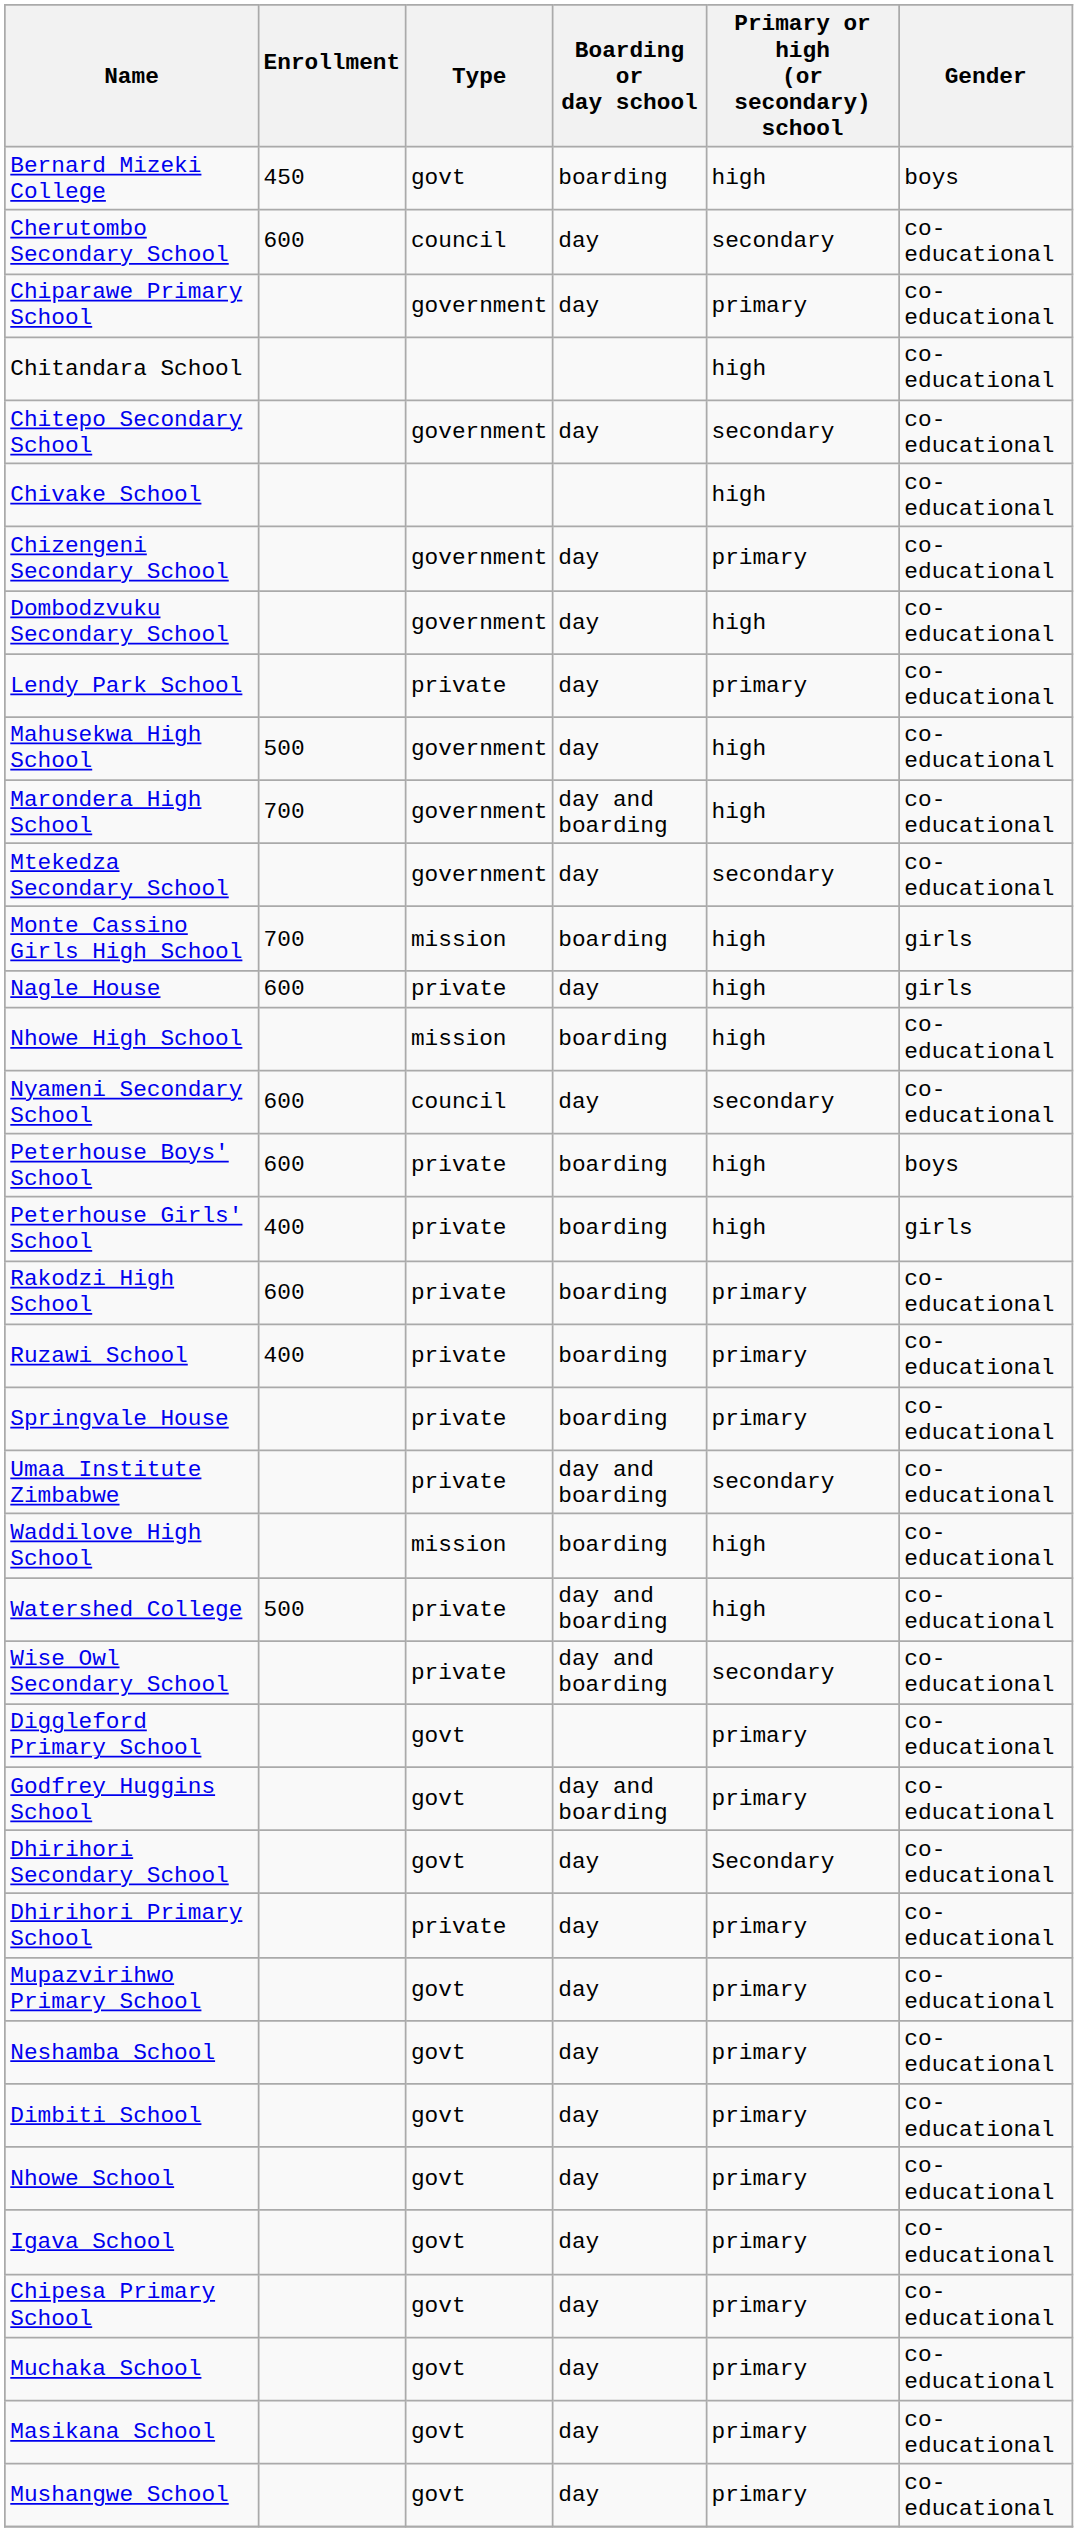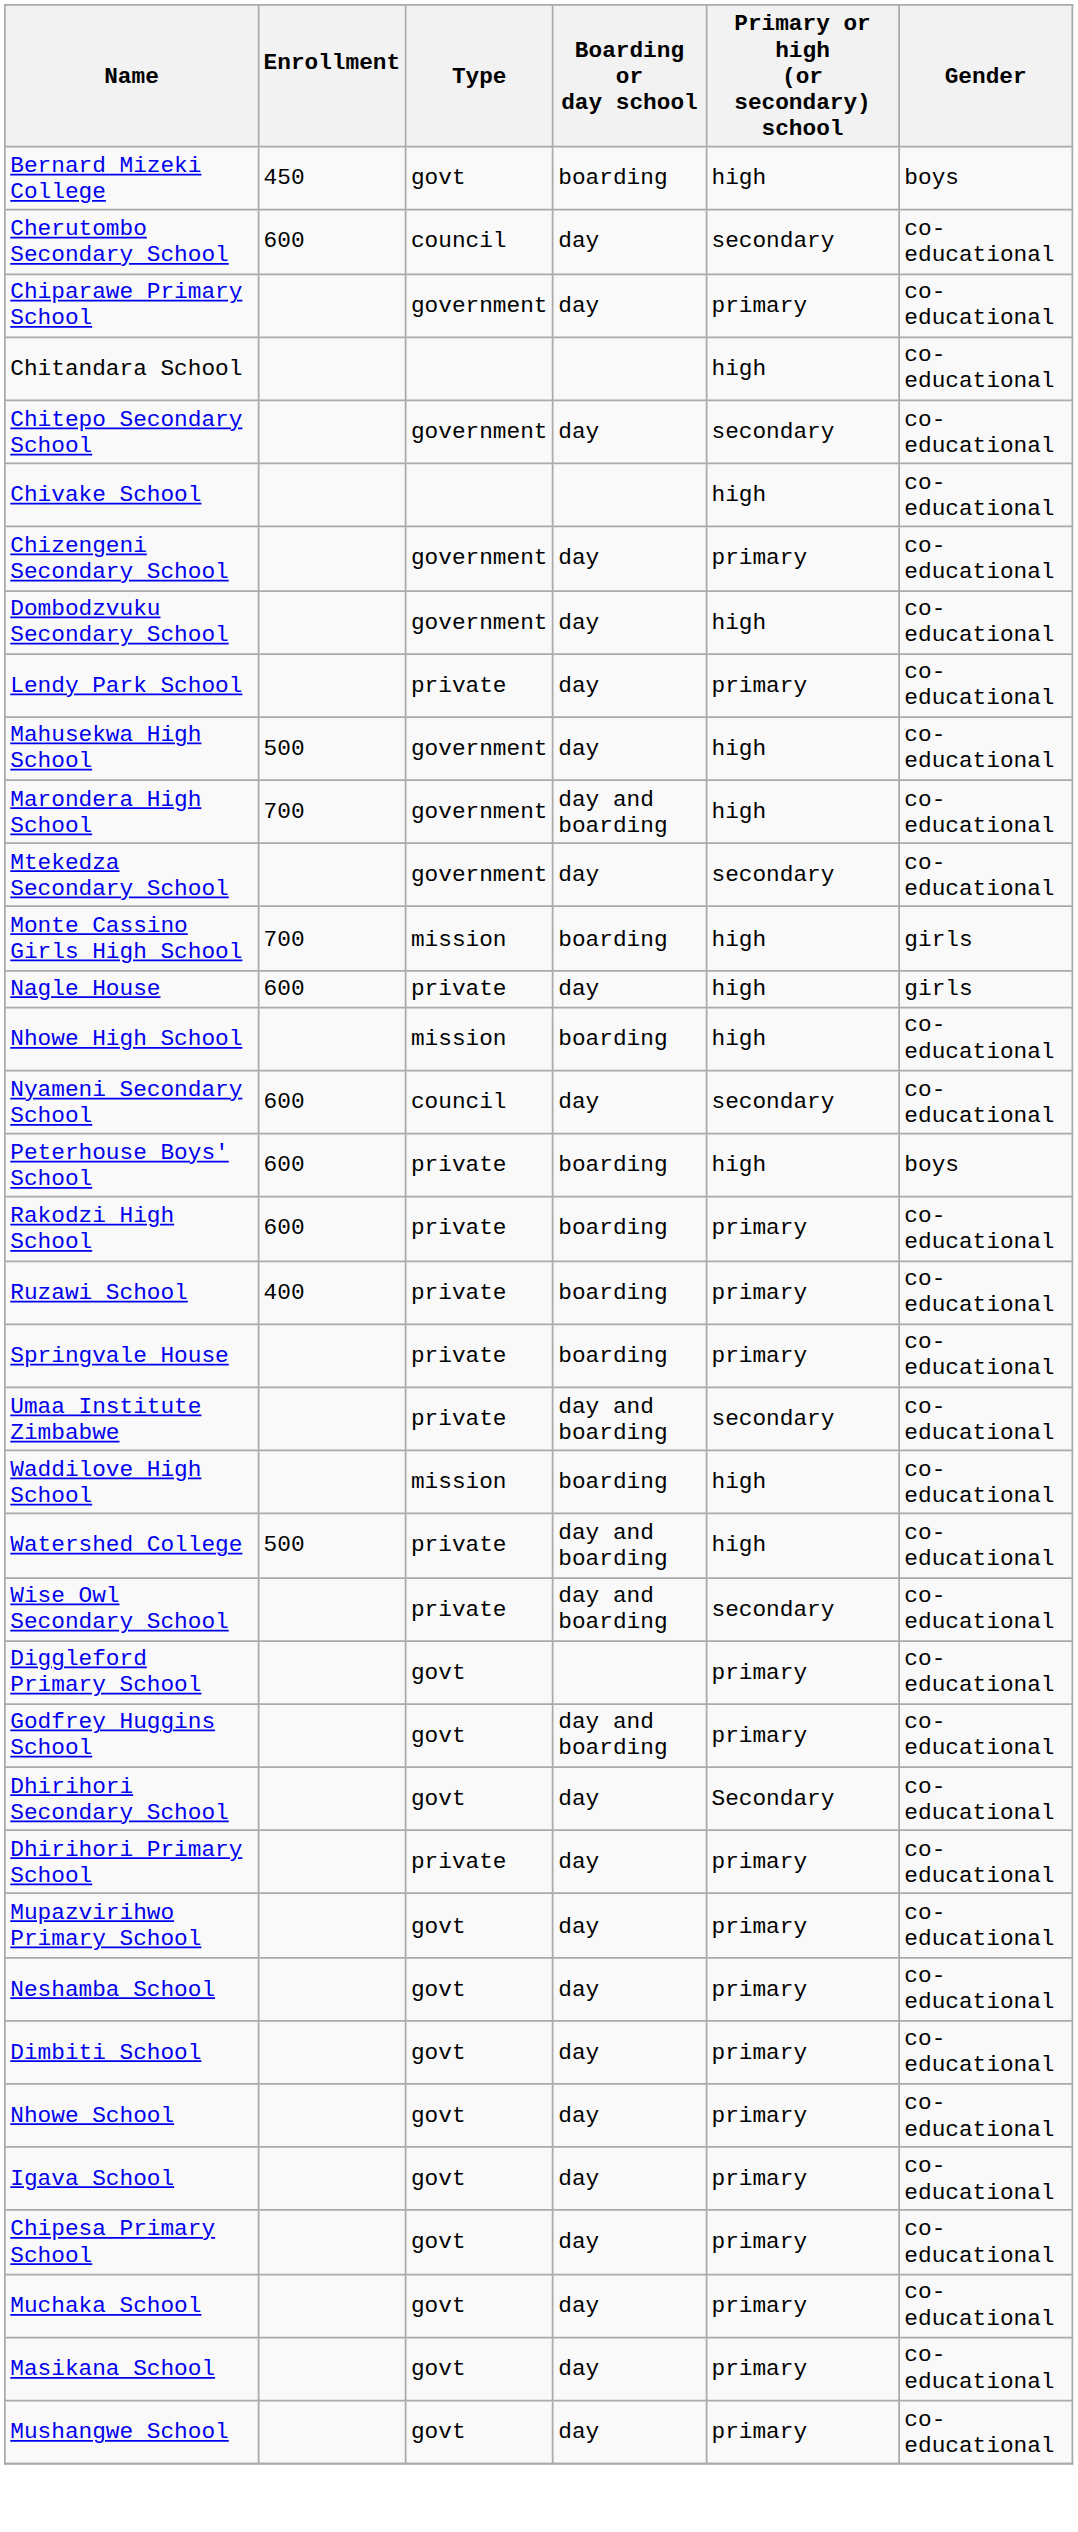- row: (126, 1229)
